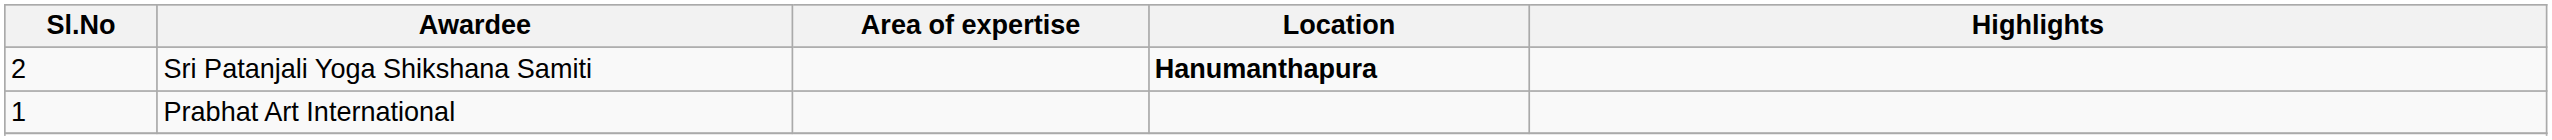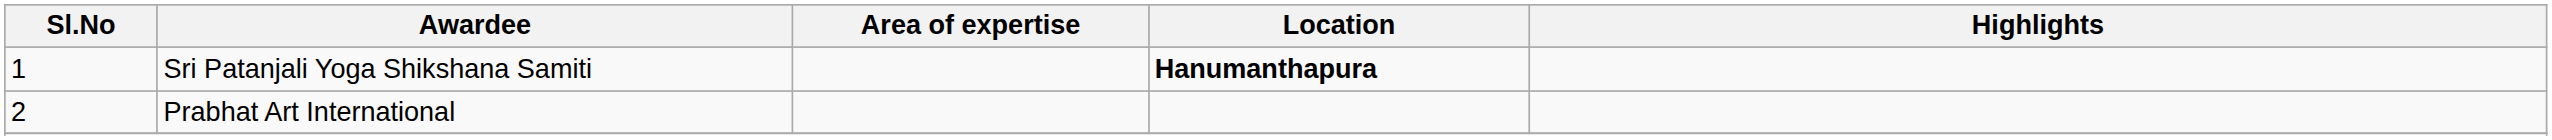(19, 68) 2 -> (19, 68) 1
(19, 111) 1 -> (19, 111) 2
